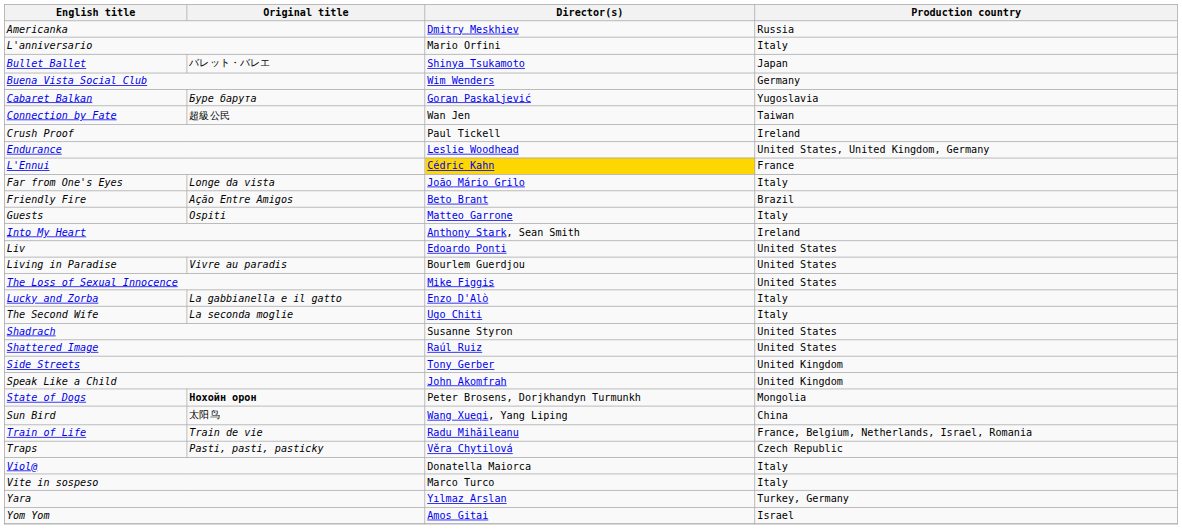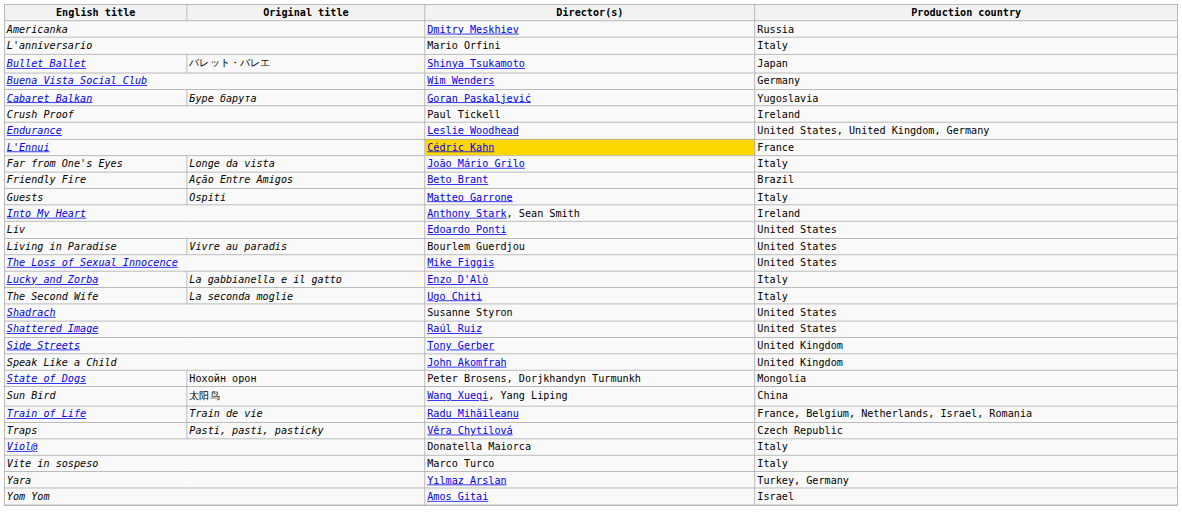- row: (62, 115)
(223, 397) bold -> (223, 379) normal
